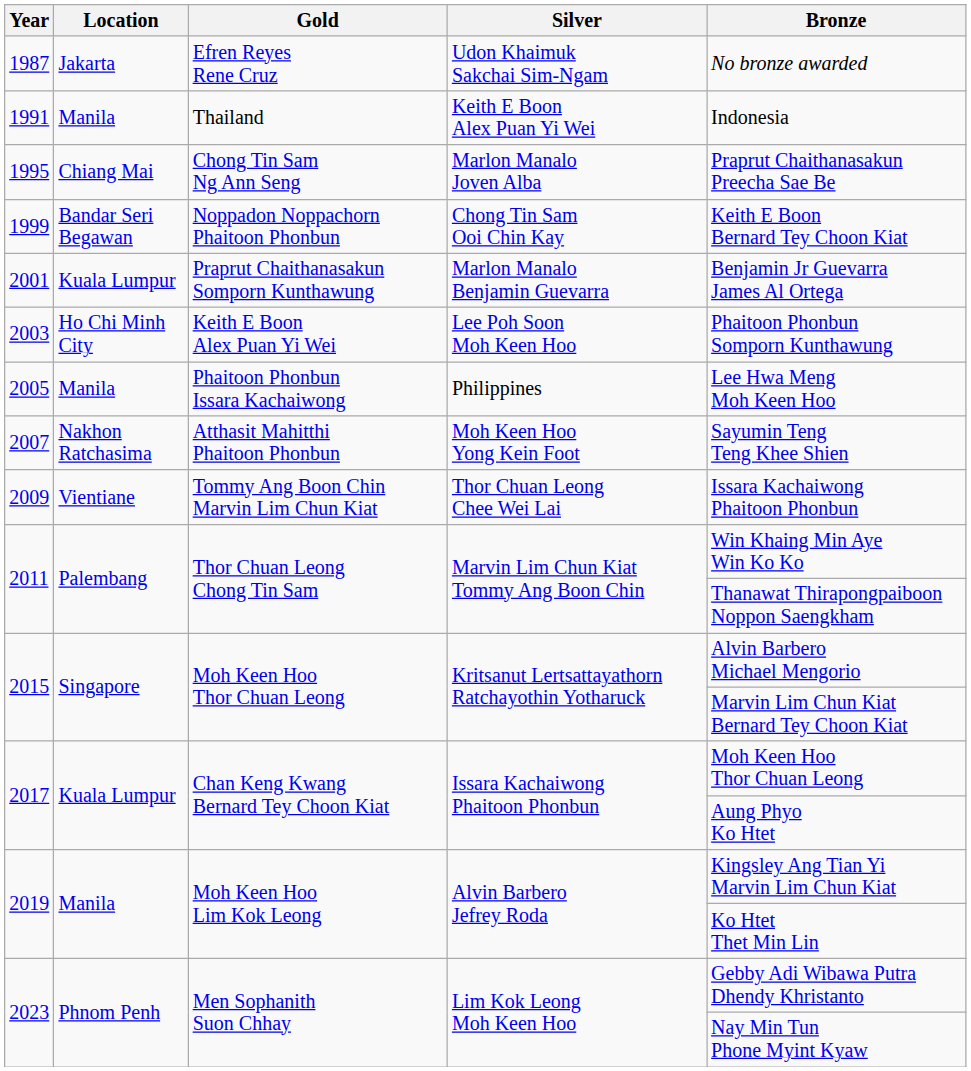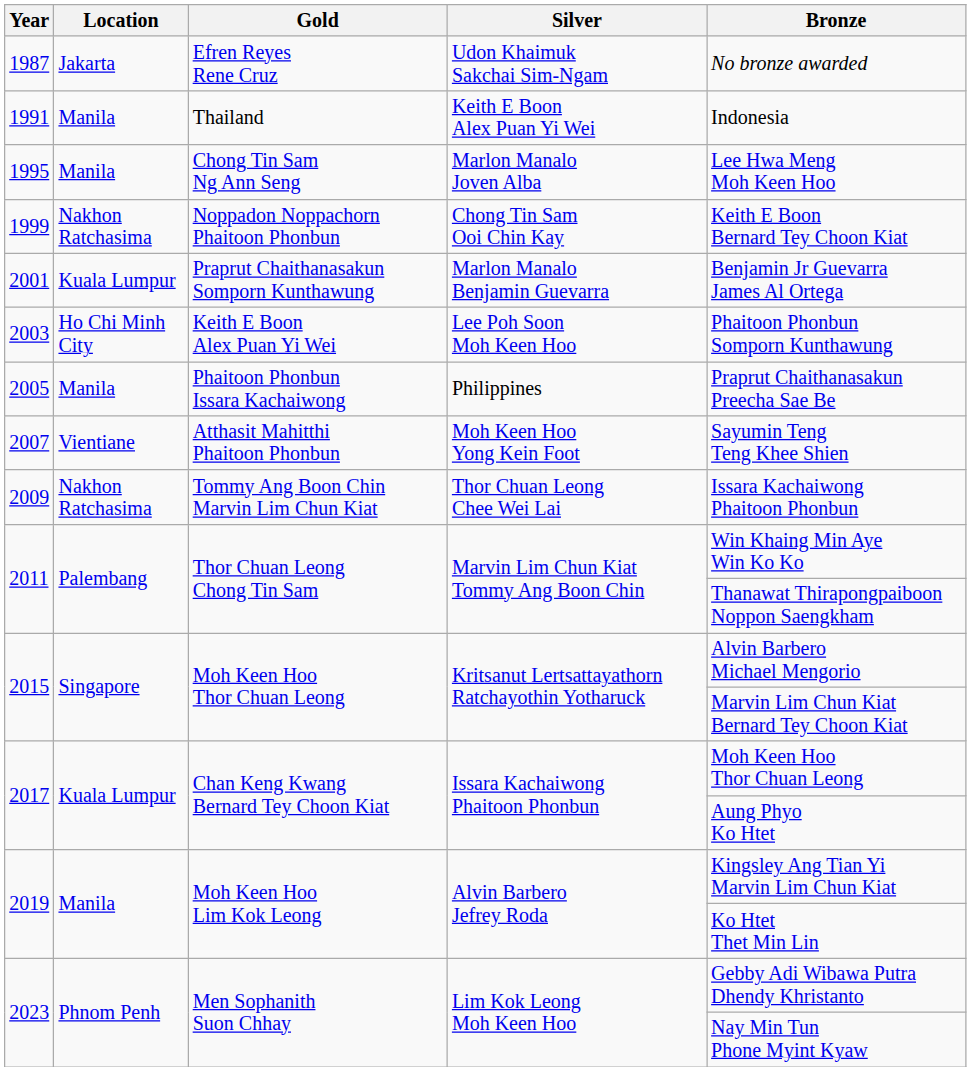(106, 171) Chiang Mai -> (87, 171) Manila
(807, 171) Praprut Chaithanasakun Preecha Sae Be -> (773, 171) Lee Hwa Meng Moh Keen Hoo
(106, 225) Bandar Seri Begawan -> (105, 225) Nakhon Ratchasima
(773, 388) Lee Hwa Meng Moh Keen Hoo -> (807, 388) Praprut Chaithanasakun Preecha Sae Be
(105, 442) Nakhon Ratchasima -> (97, 442) Vientiane
(97, 497) Vientiane -> (105, 497) Nakhon Ratchasima
